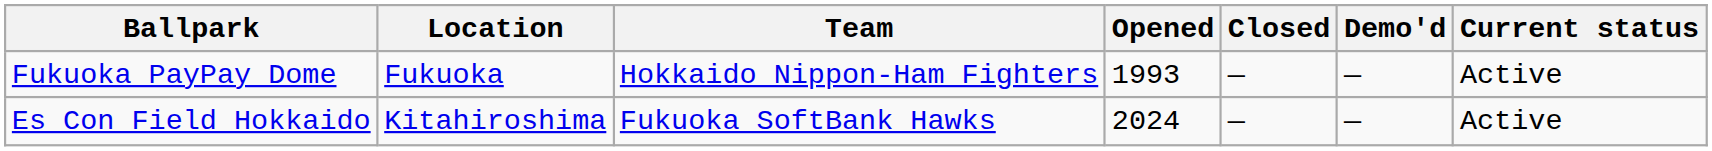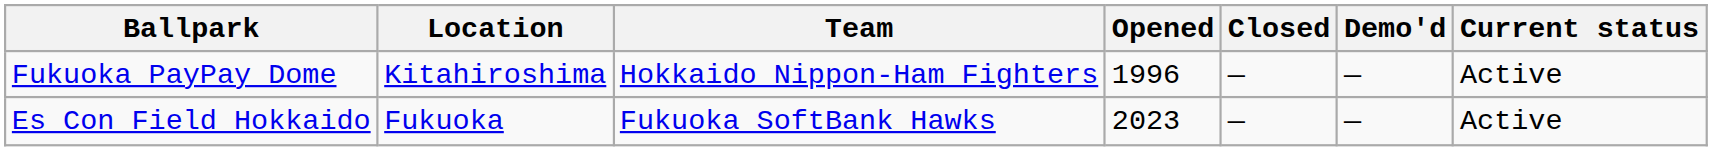(444, 75) Fukuoka -> (495, 75) Kitahiroshima
(1146, 75) 1993 -> (1146, 75) 1996
(495, 121) Kitahiroshima -> (444, 121) Fukuoka
(1146, 121) 2024 -> (1146, 121) 2023
